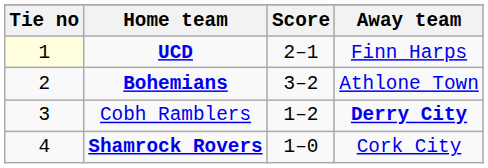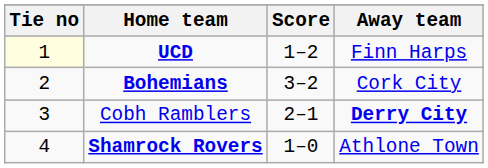(301, 52) 2–1 -> (301, 52) 1–2
(409, 84) Athlone Town -> (409, 84) Cork City
(301, 115) 1–2 -> (301, 115) 2–1
(409, 147) Cork City -> (409, 147) Athlone Town
